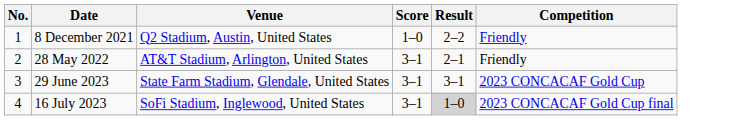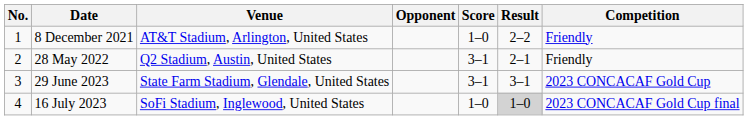+ column: (425, 15)
(236, 37) Q2 Stadium, Austin, United States -> (254, 37) AT&T Stadium, Arlington, United States
(254, 59) AT&T Stadium, Arlington, United States -> (236, 59) Q2 Stadium, Austin, United States
(412, 103) 3–1 -> (478, 103) 1–0
